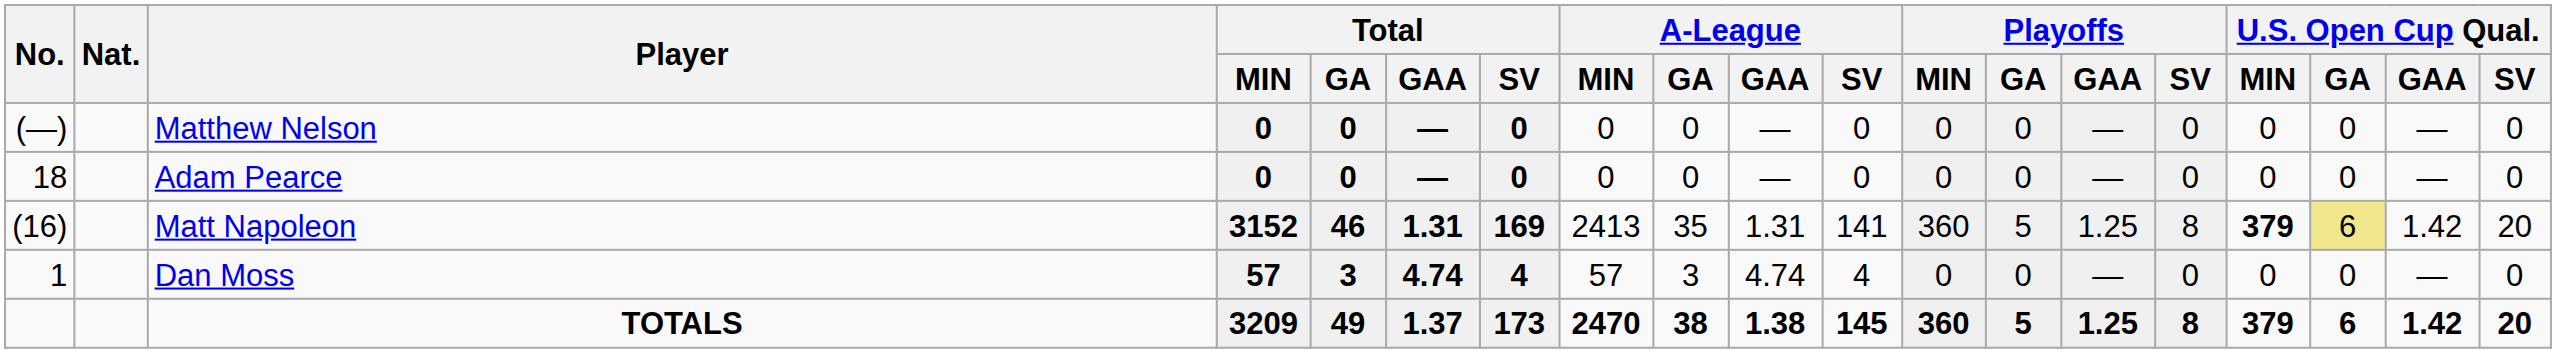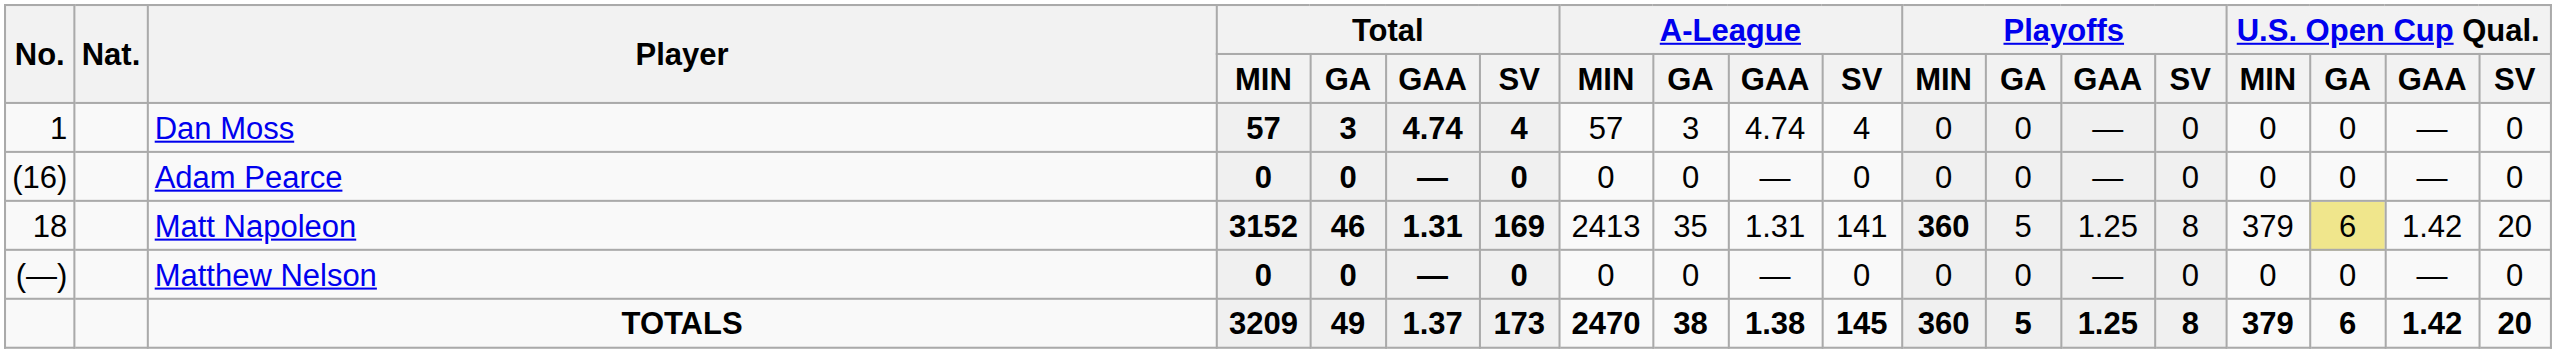rows swapped: (224, 275) <-> (266, 128)
(50, 177) 18 -> (40, 177) (16)
(40, 226) (16) -> (50, 226) 18
(1944, 226) normal -> (1944, 226) bold
(2268, 226) bold -> (2268, 226) normal
